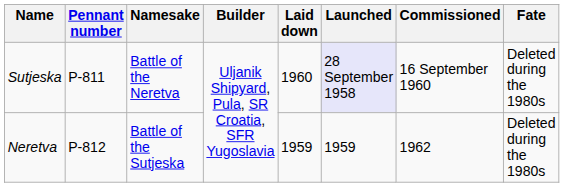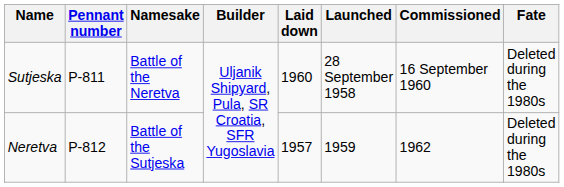(359, 77) lavender background -> (359, 77) no background
(297, 147) 1959 -> (297, 147) 1957
